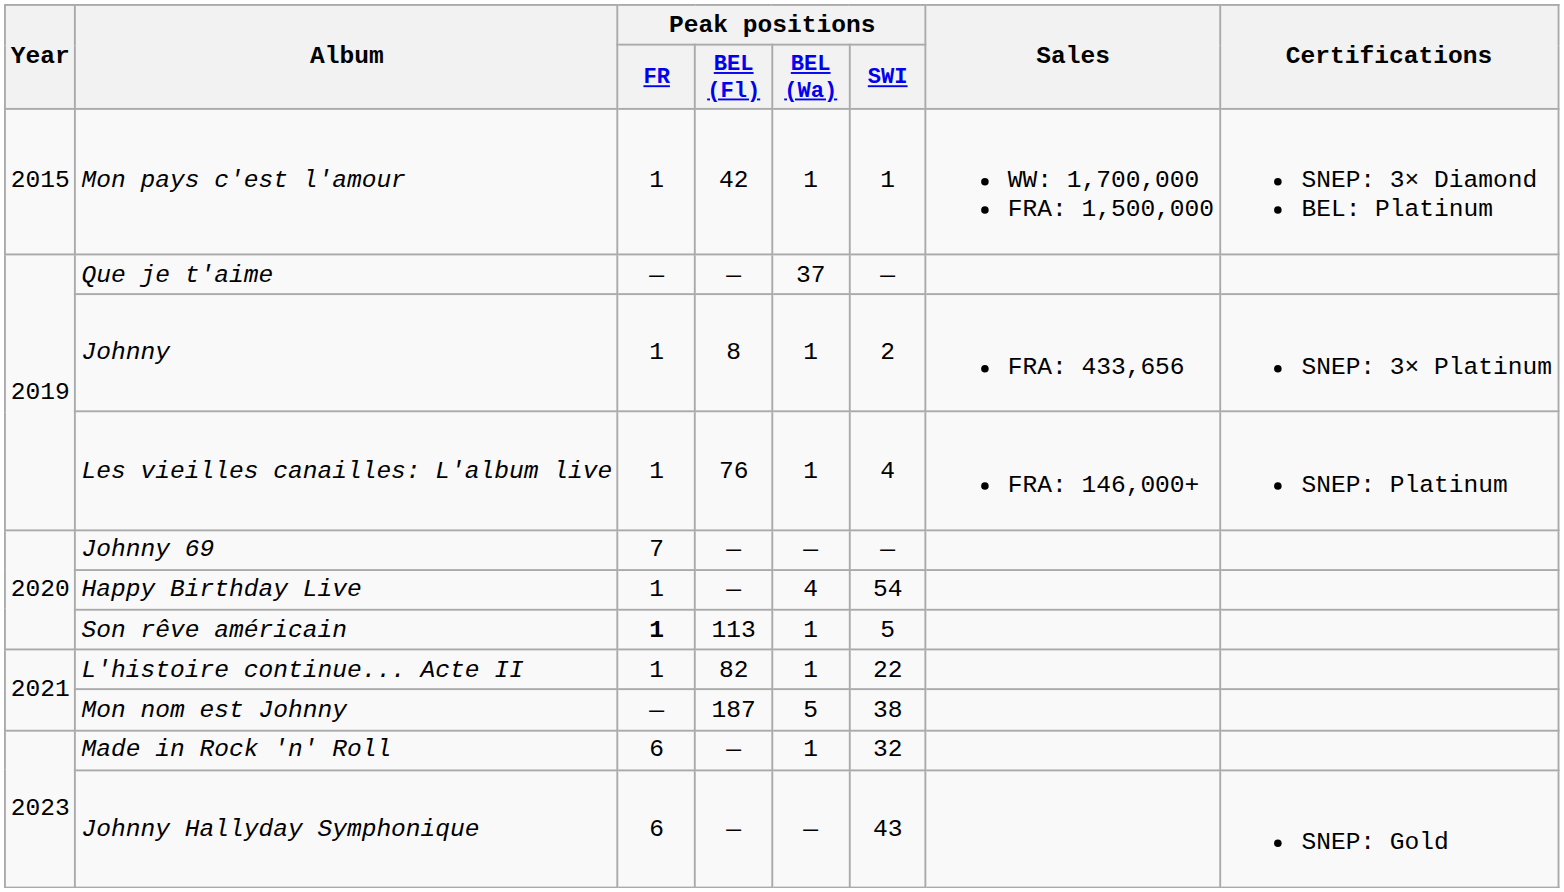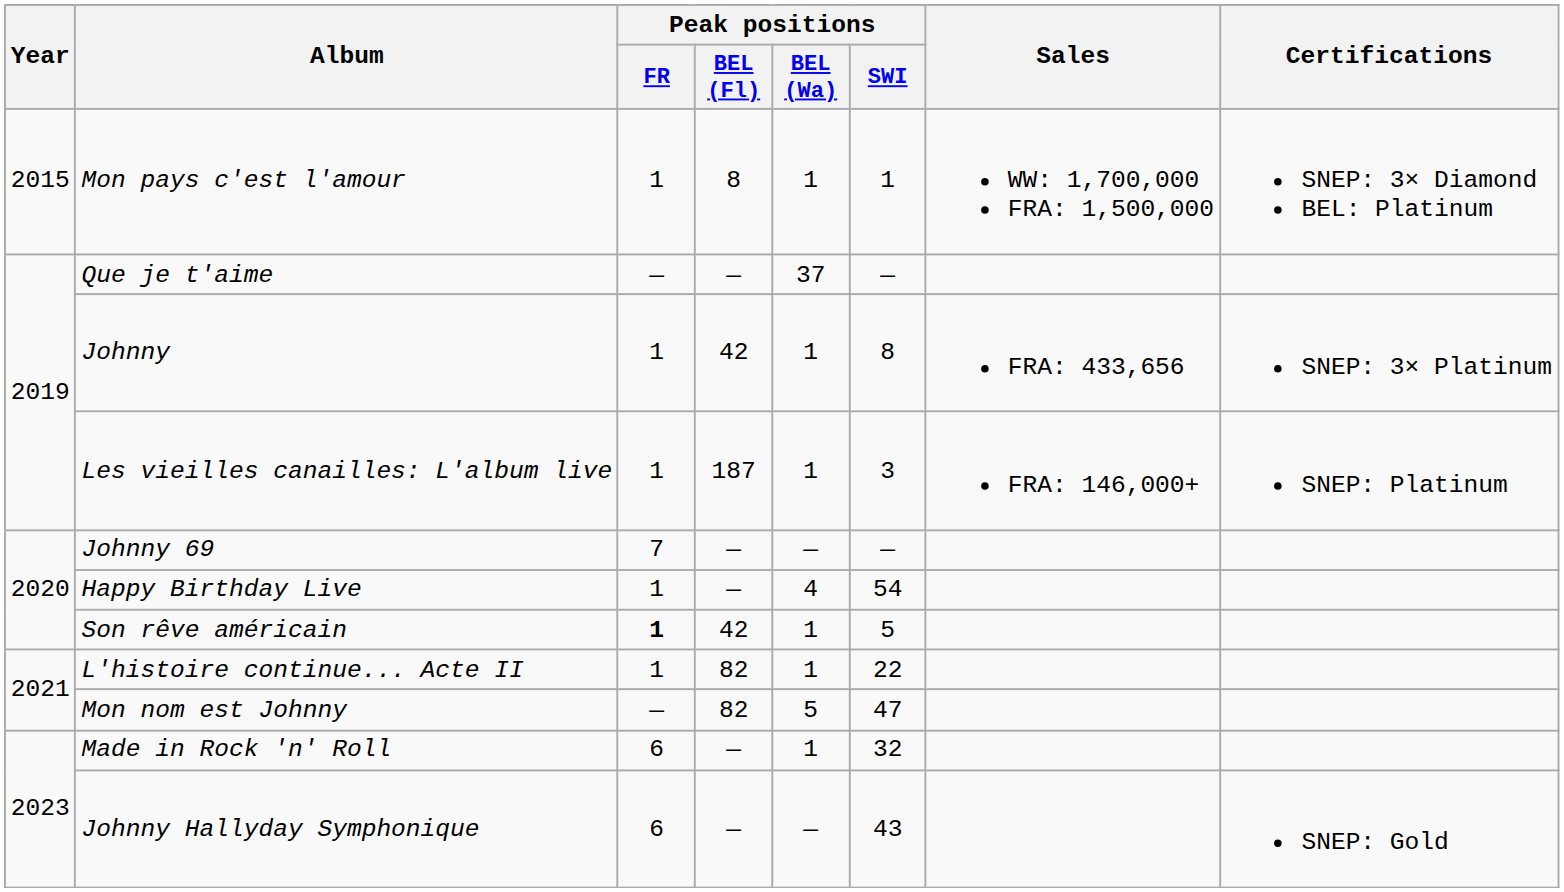(734, 182) 42 -> (734, 182) 8
(734, 353) 8 -> (734, 353) 42
(888, 353) 2 -> (888, 353) 8
(734, 471) 76 -> (734, 471) 187
(888, 471) 4 -> (888, 471) 3
(734, 630) 113 -> (734, 630) 42
(734, 710) 187 -> (734, 710) 82
(888, 710) 38 -> (888, 710) 47
